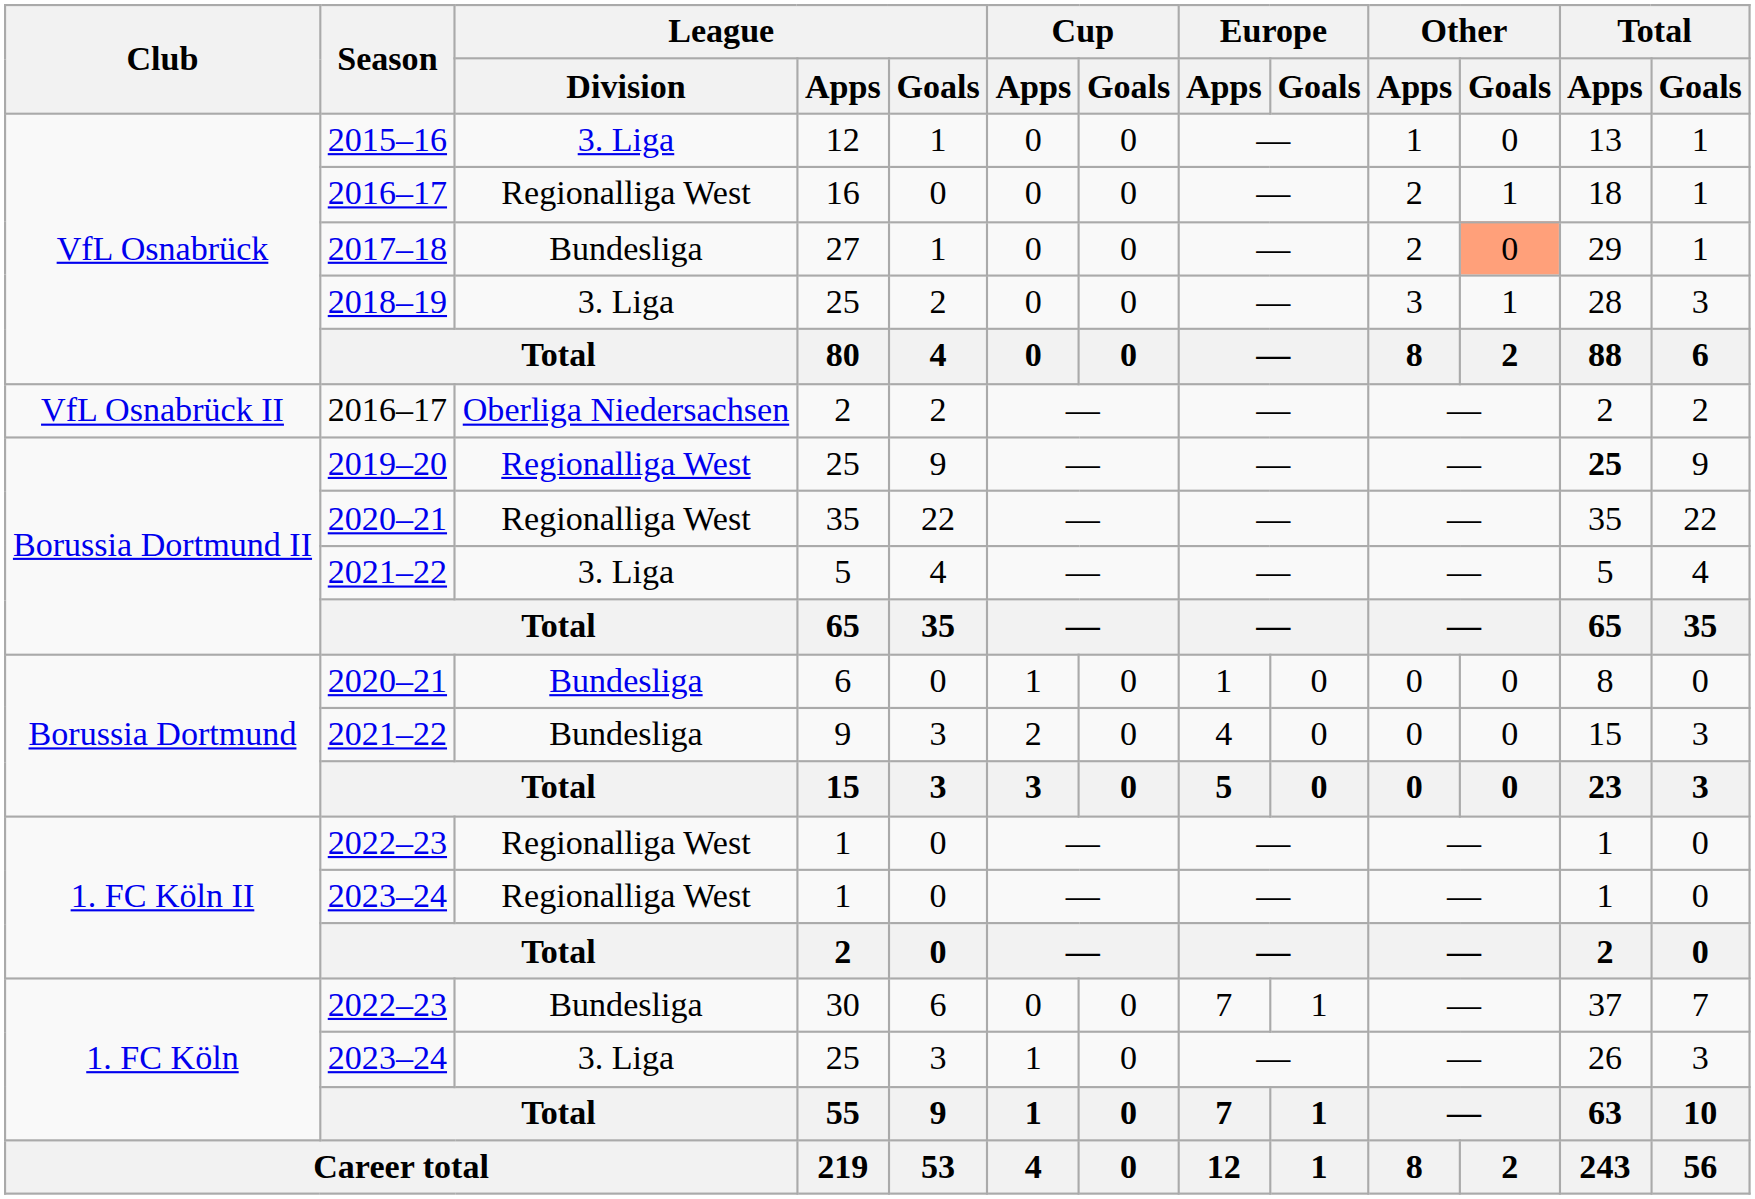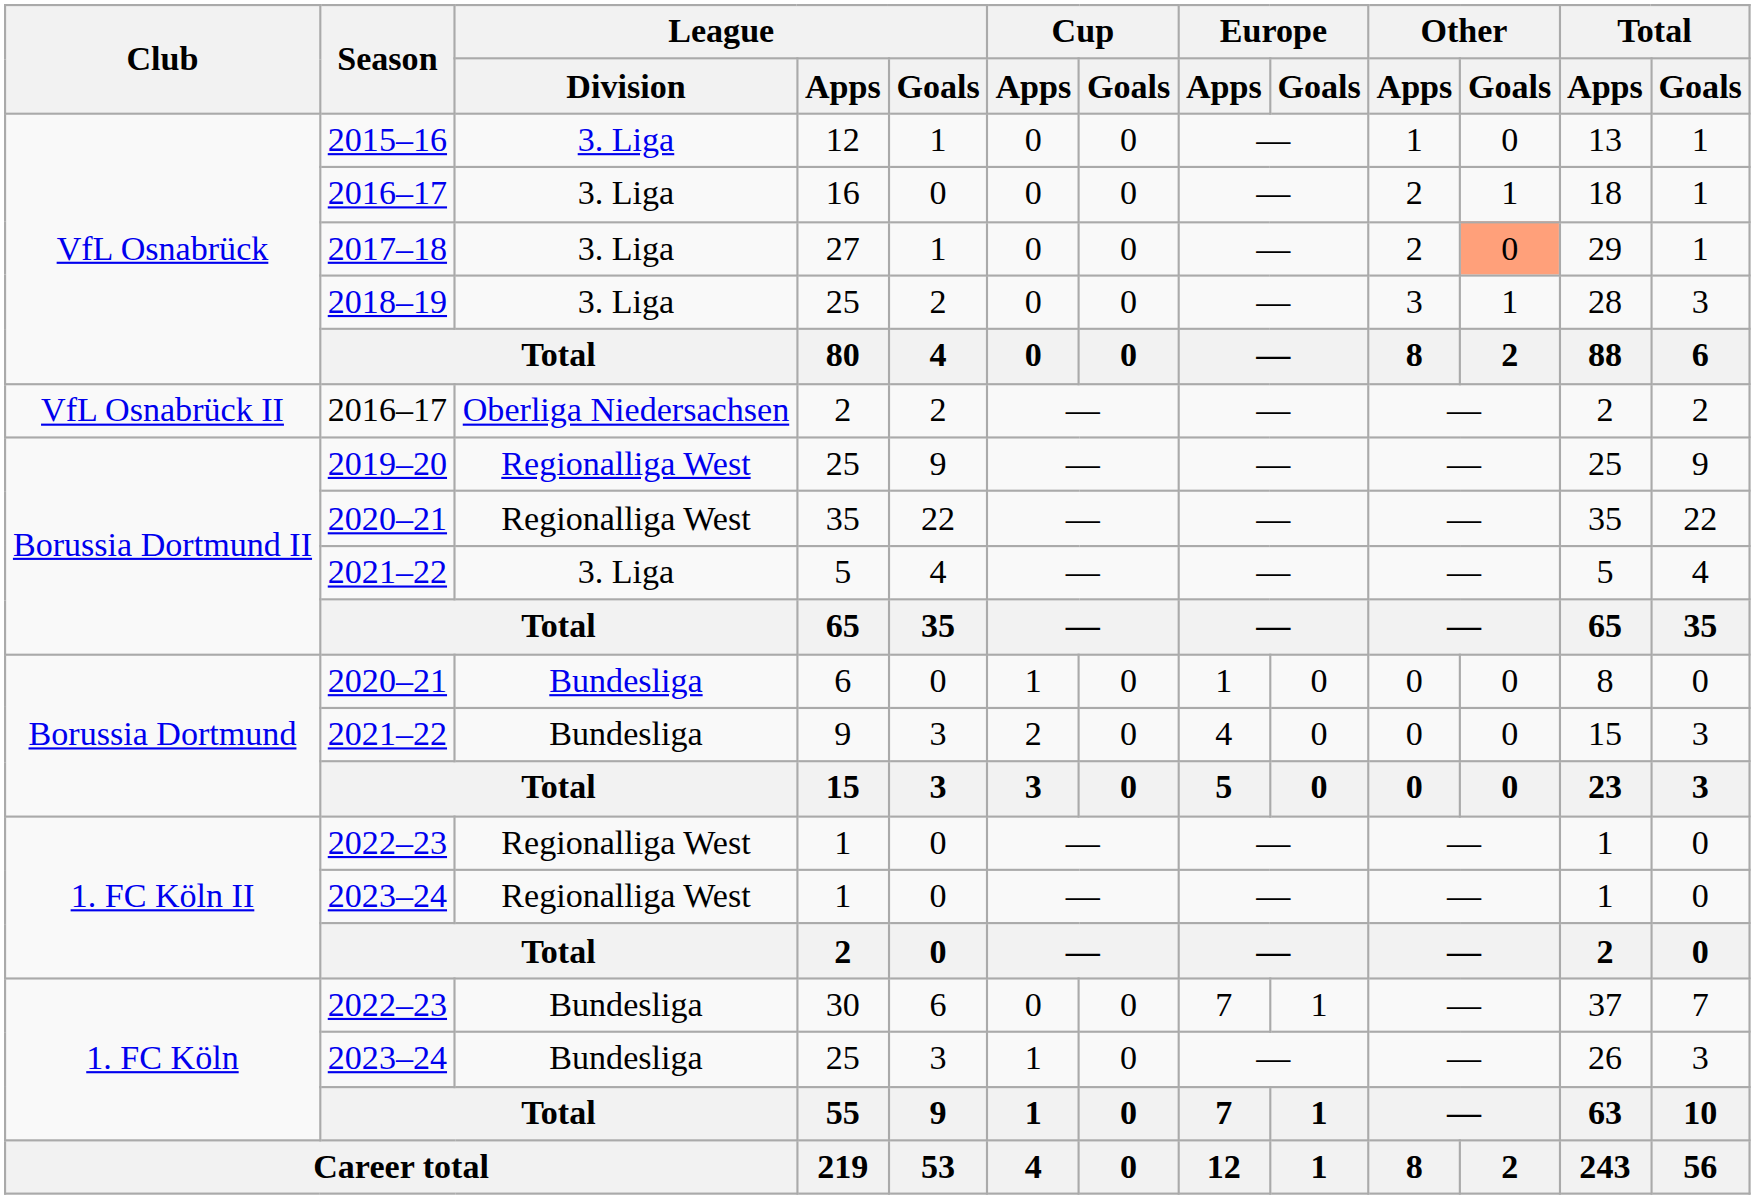(626, 193) Regionalliga West -> (626, 193) 3. Liga
(626, 247) Bundesliga -> (626, 247) 3. Liga
(1605, 463) bold -> (1605, 463) normal
(626, 1058) 3. Liga -> (626, 1058) Bundesliga
